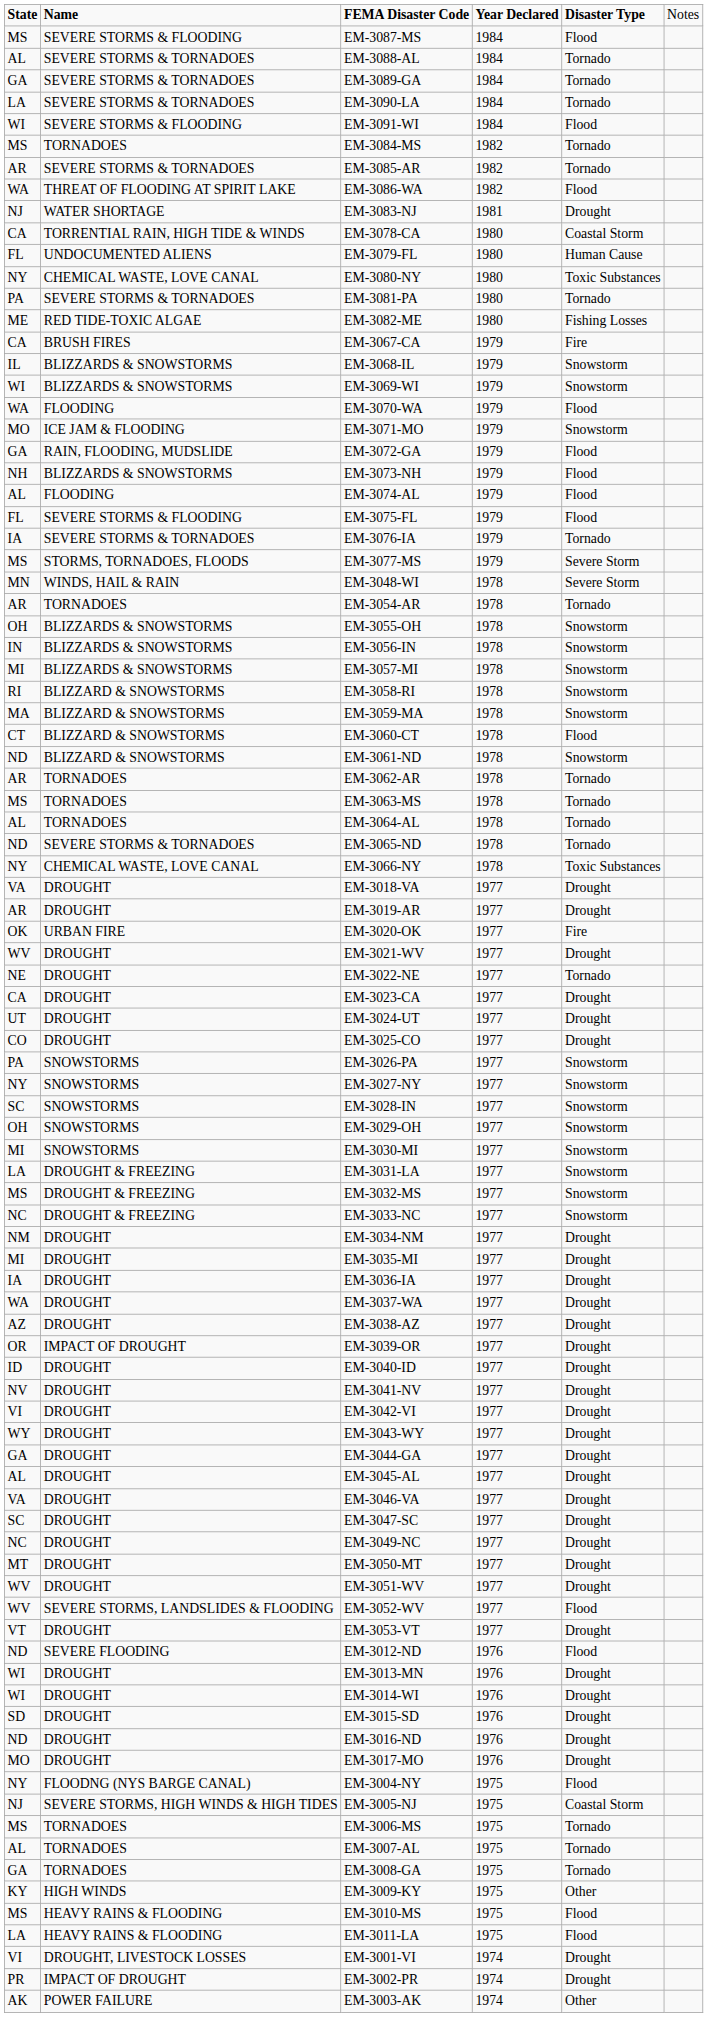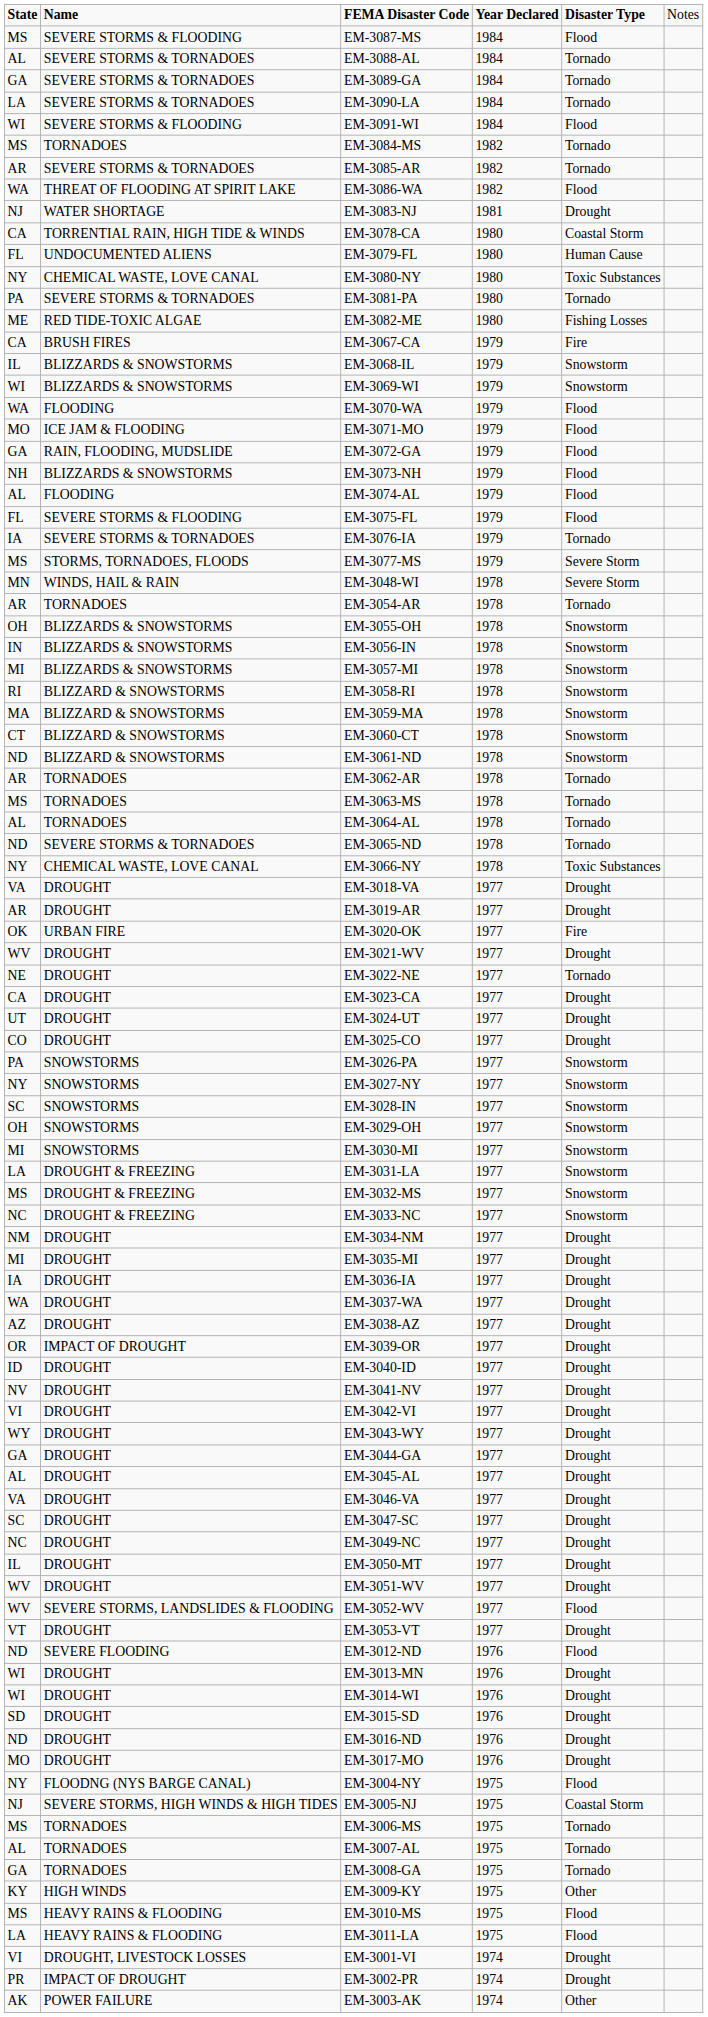(596, 430) Snowstorm -> (581, 430) Flood
(581, 735) Flood -> (596, 735) Snowstorm
(18, 1564) MT -> (14, 1564) IL
